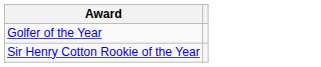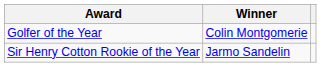+ column: (256, 14)
